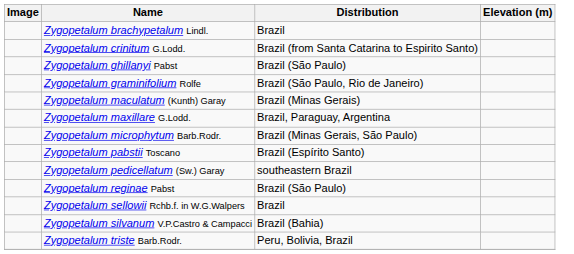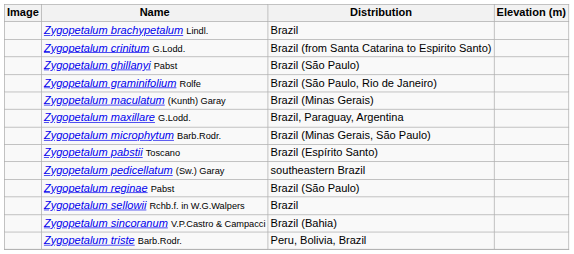- row: (148, 223)
+ row: (155, 223)
